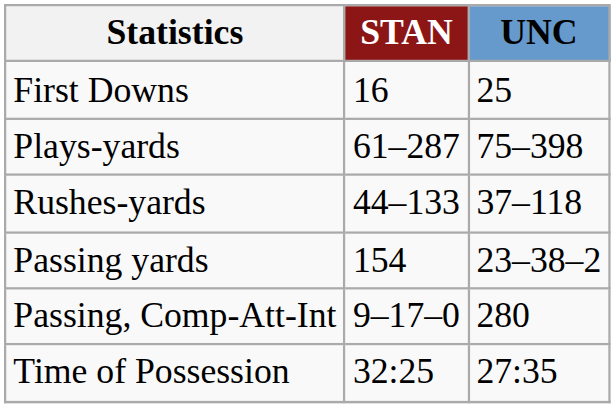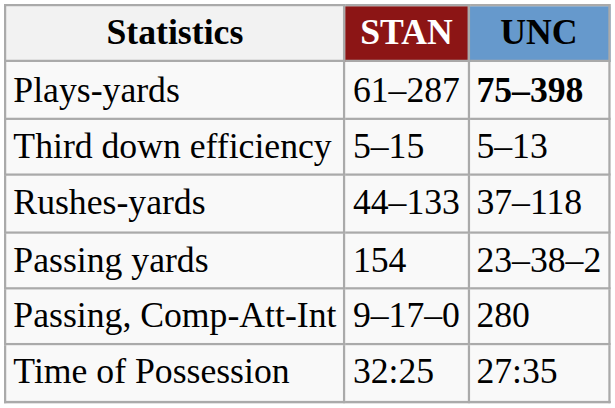- row: (101, 89)
(530, 145) normal -> (530, 89) bold
+ row: (173, 145)
